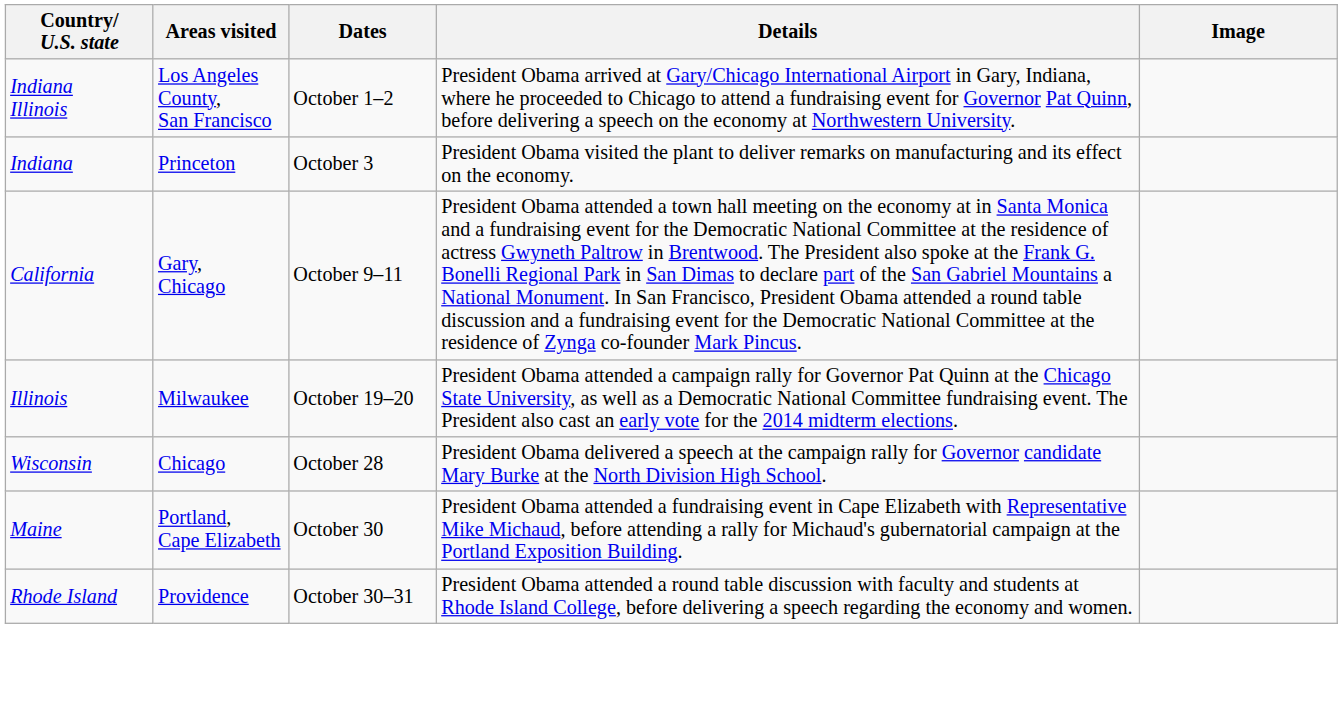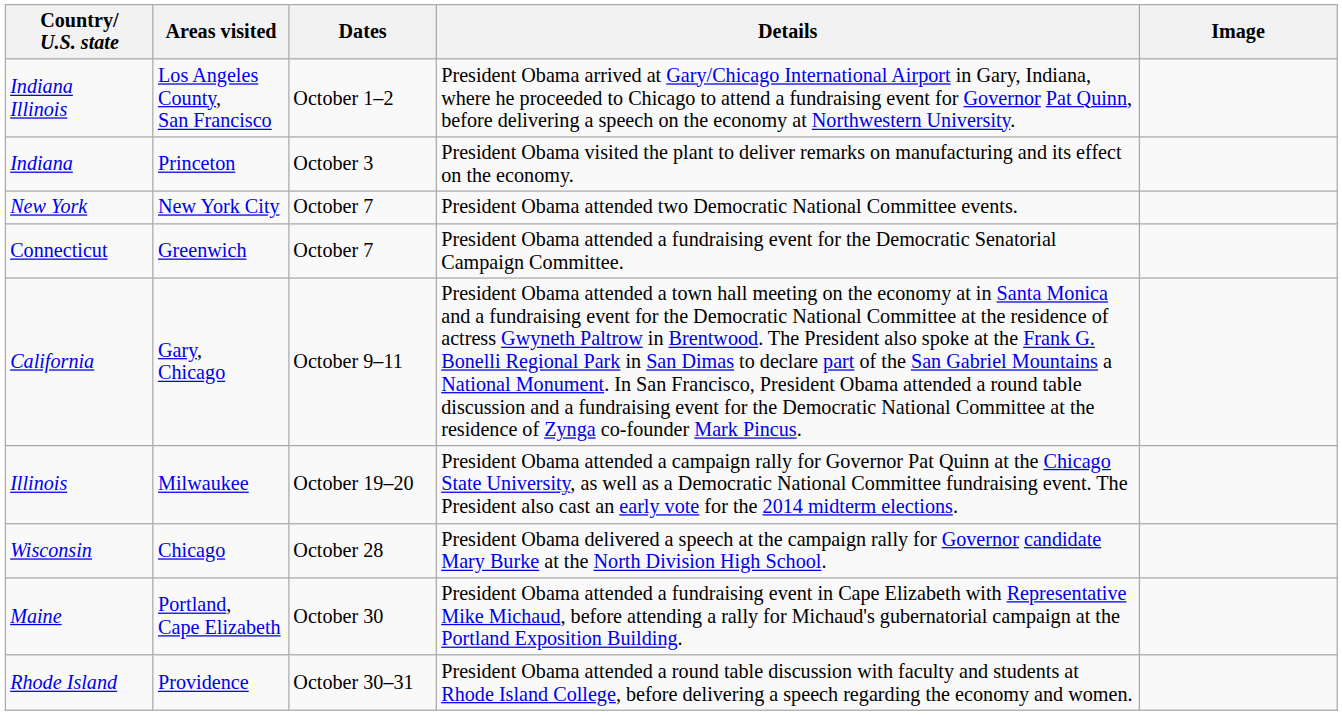+ row: (49, 207)
+ row: (59, 250)
